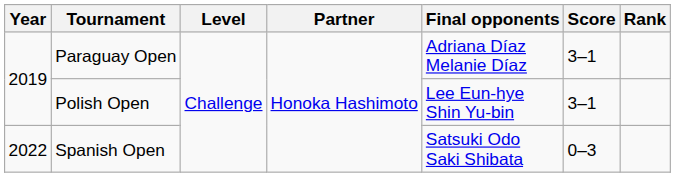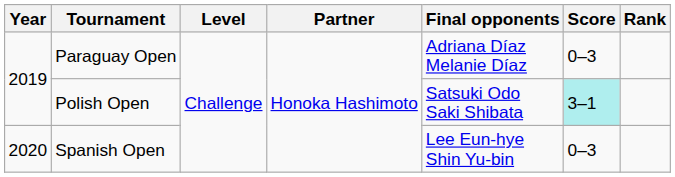(582, 56) 3–1 -> (582, 56) 0–3
(475, 102) Lee Eun-hye Shin Yu-bin -> (474, 102) Satsuki Odo Saki Shibata
(582, 102) no background -> (582, 102) paleturquoise background
(28, 149) 2022 -> (28, 149) 2020
(474, 149) Satsuki Odo Saki Shibata -> (475, 149) Lee Eun-hye Shin Yu-bin
